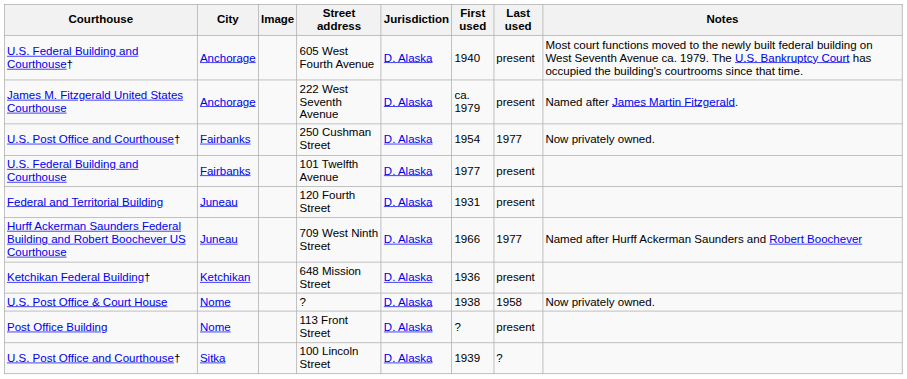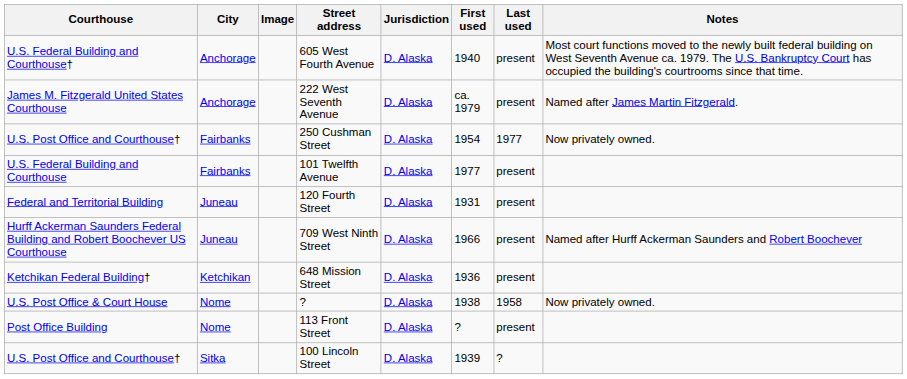(509, 239) 1977 -> (516, 239) present
